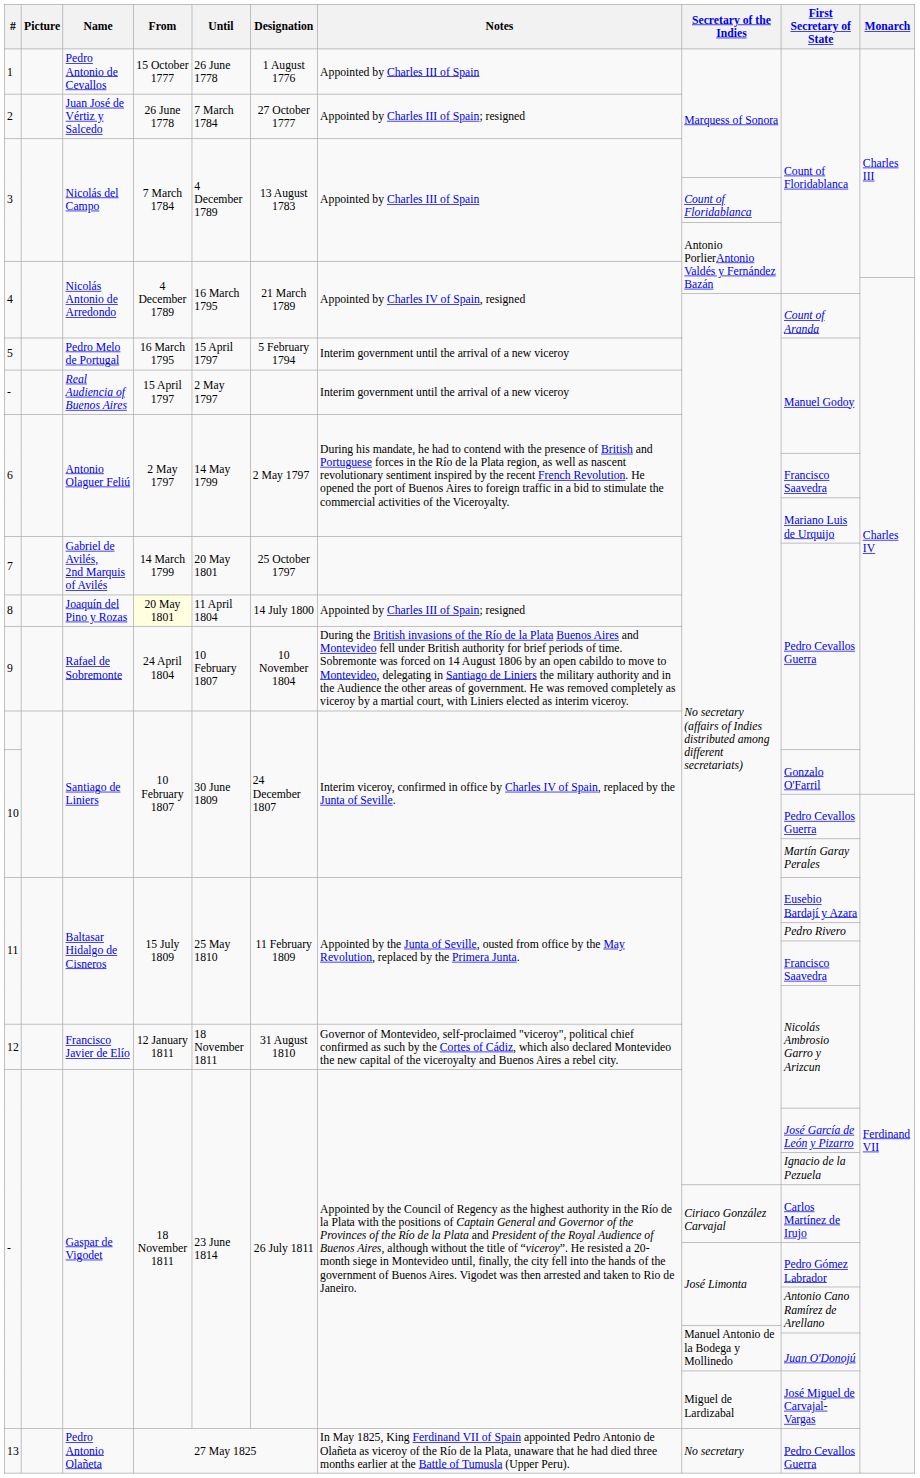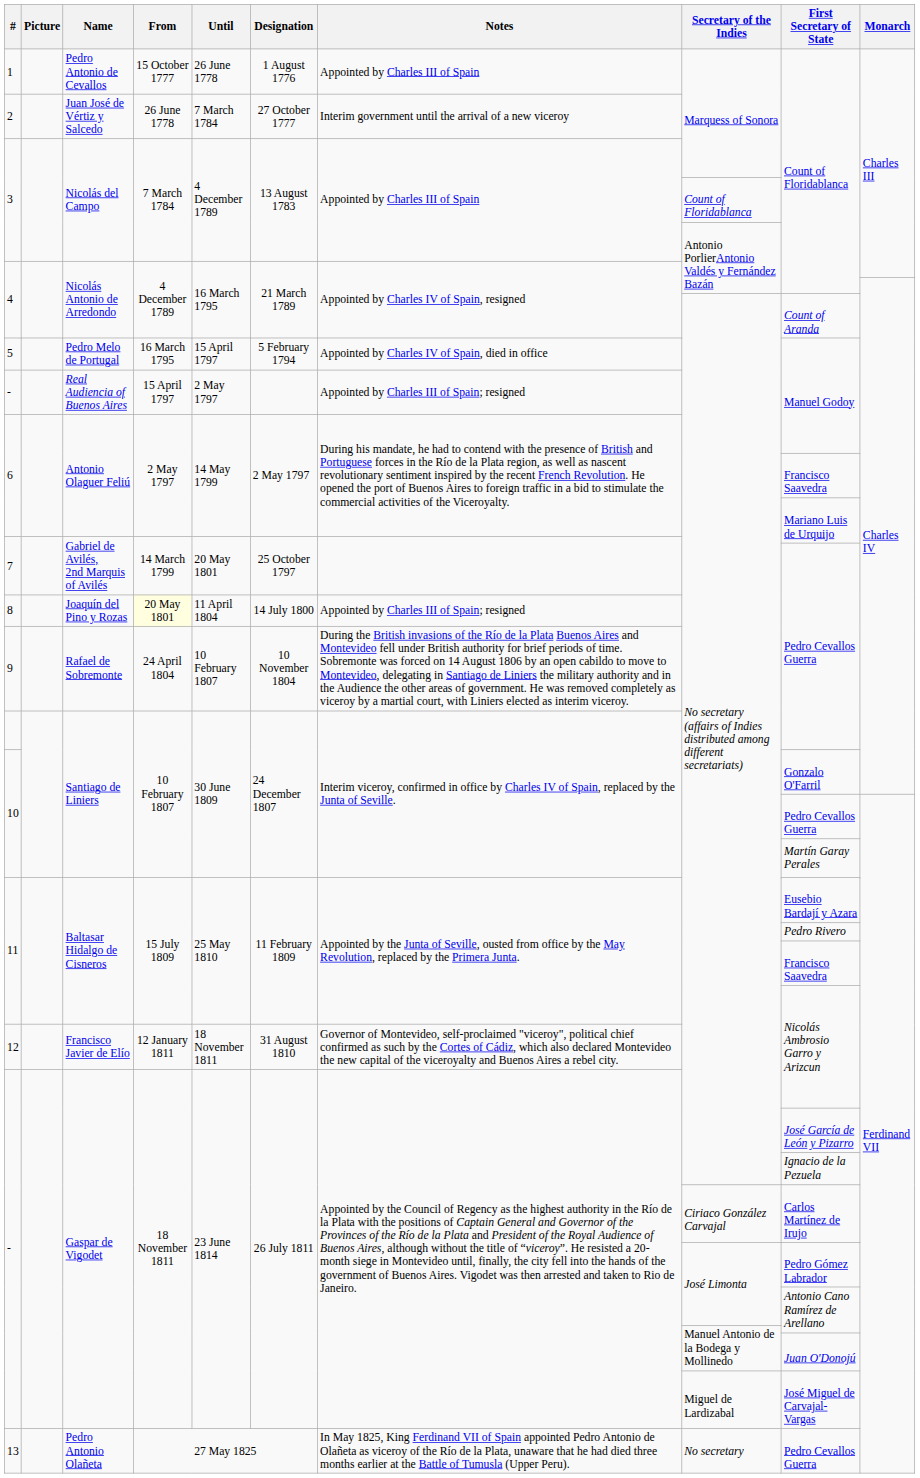(423, 116) Appointed by Charles III of Spain; resigned -> (445, 116) Interim government until the arrival of a new viceroy
(445, 354) Interim government until the arrival of a new viceroy -> (434, 354) Appointed by Charles IV of Spain, died in office
(445, 392) Interim government until the arrival of a new viceroy -> (423, 392) Appointed by Charles III of Spain; resigned
